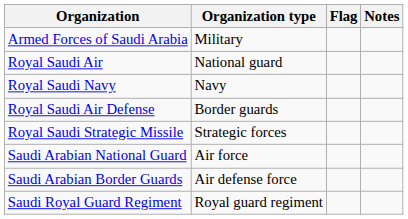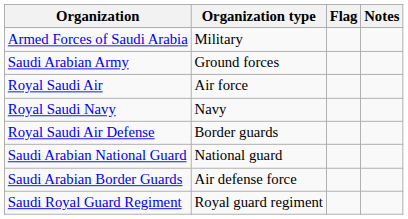+ row: (68, 62)
(238, 62) National guard -> (221, 86) Air force
- row: (96, 132)
(221, 156) Air force -> (238, 156) National guard
